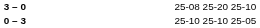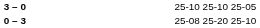(215, 7) 25-08 25-20 25-10 -> (215, 7) 25-10 25-10 25-05
(215, 20) 25-10 25-10 25-05 -> (215, 20) 25-08 25-20 25-10
